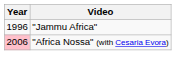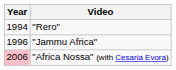+ row: (46, 27)
